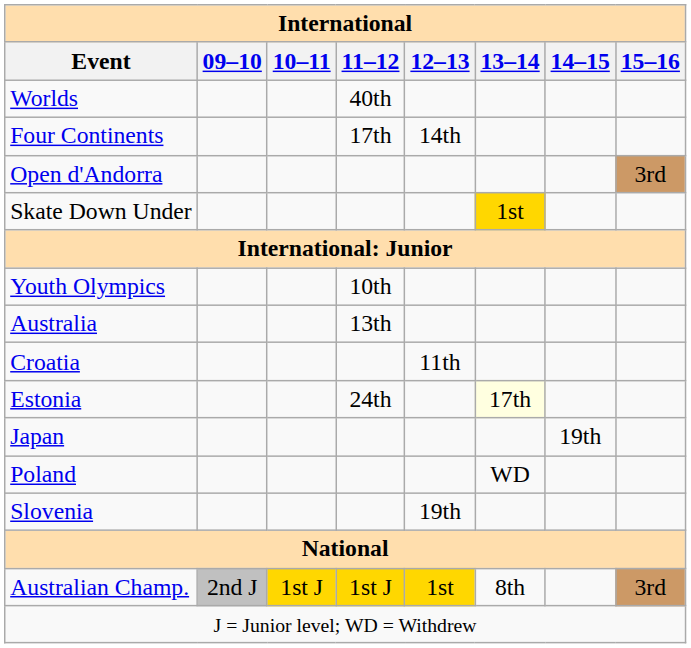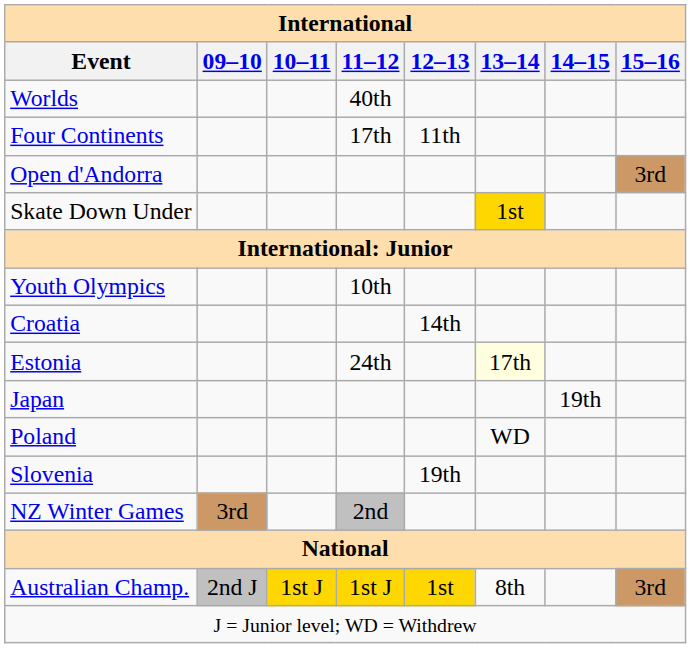(440, 135) 14th -> (440, 135) 11th
- row: (54, 323)
(440, 361) 11th -> (440, 323) 14th
+ row: (97, 511)
